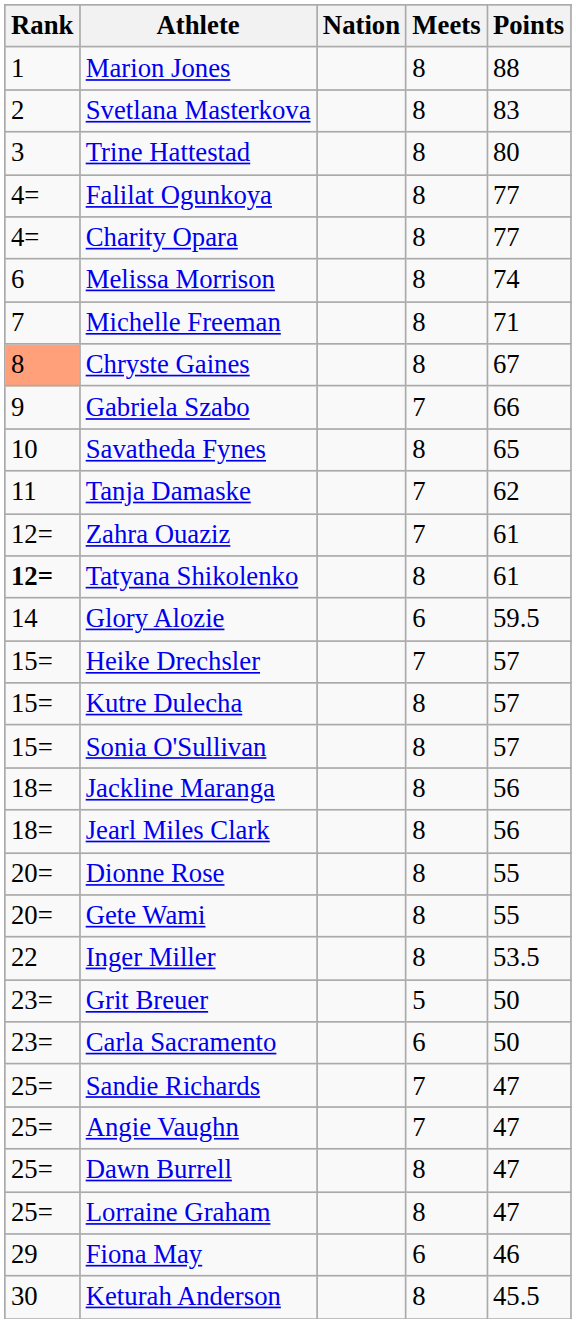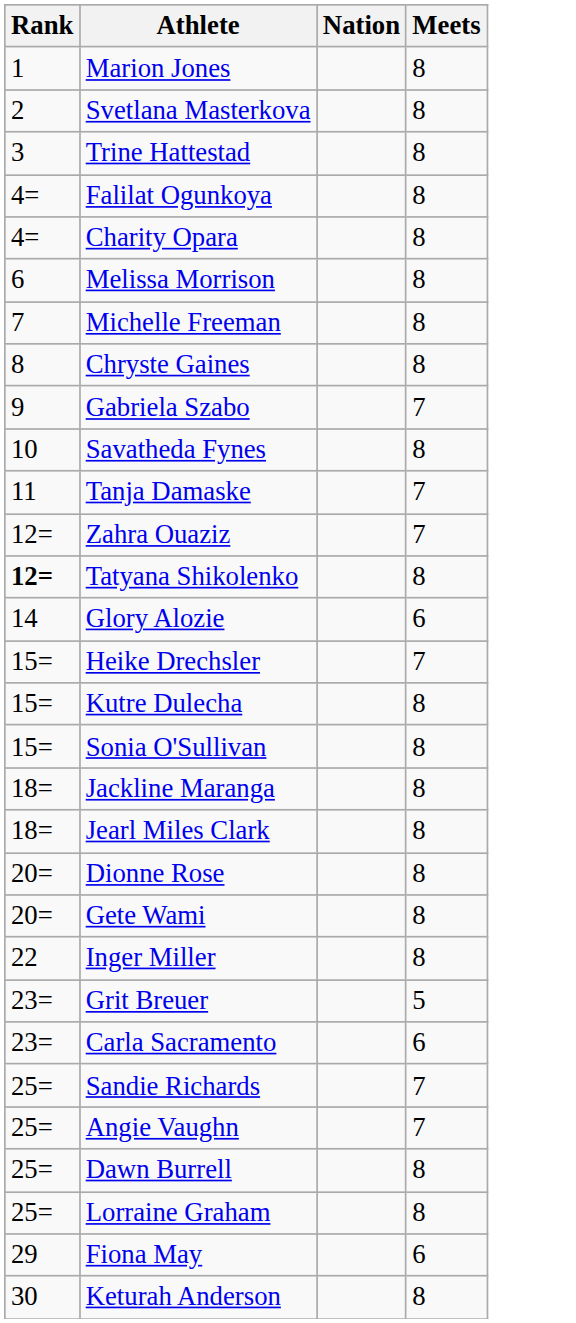- column: (529, 25)
(18, 364) lightsalmon background -> (18, 364) no background
